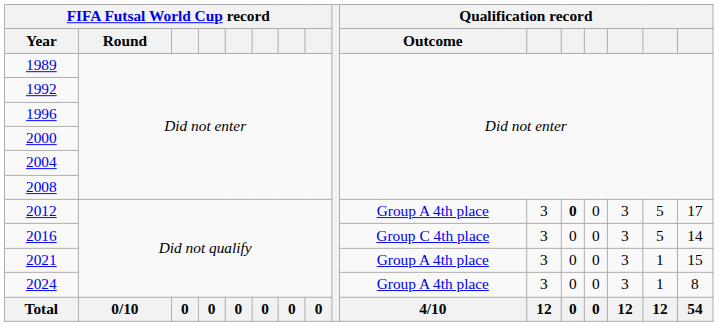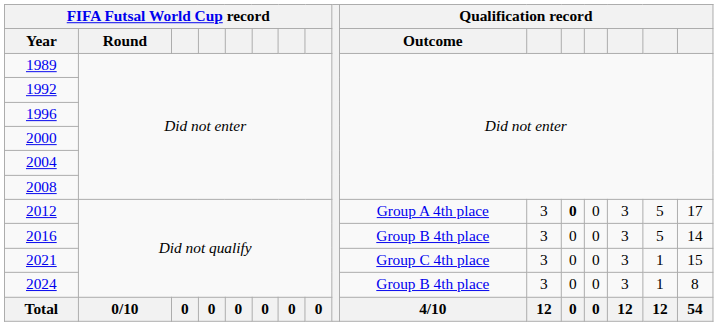(433, 235) Group C 4th place -> (433, 235) Group B 4th place
(433, 260) Group A 4th place -> (433, 260) Group C 4th place
(433, 284) Group A 4th place -> (433, 284) Group B 4th place
